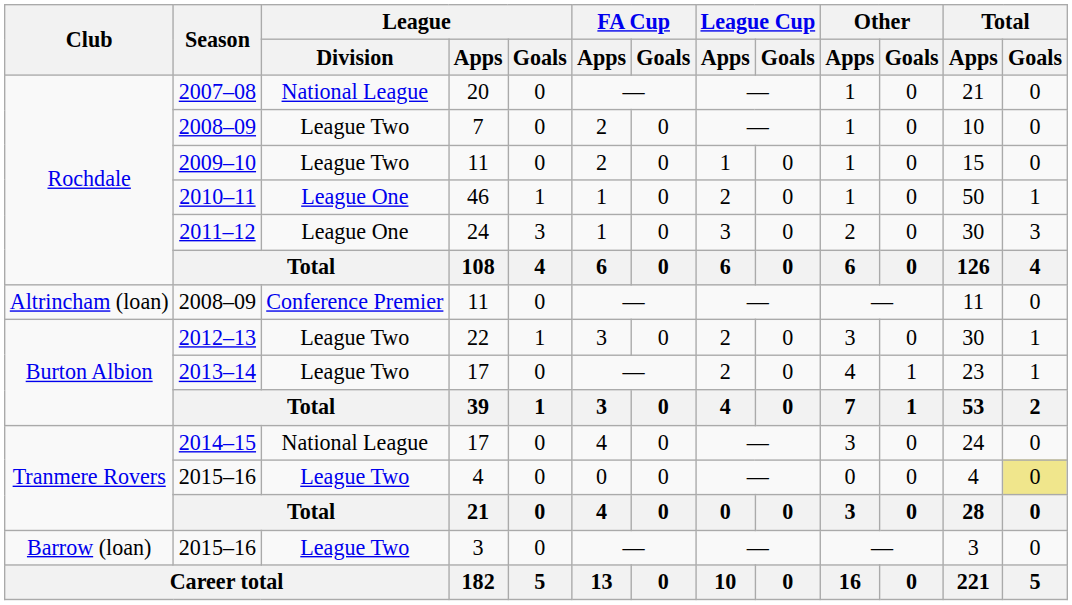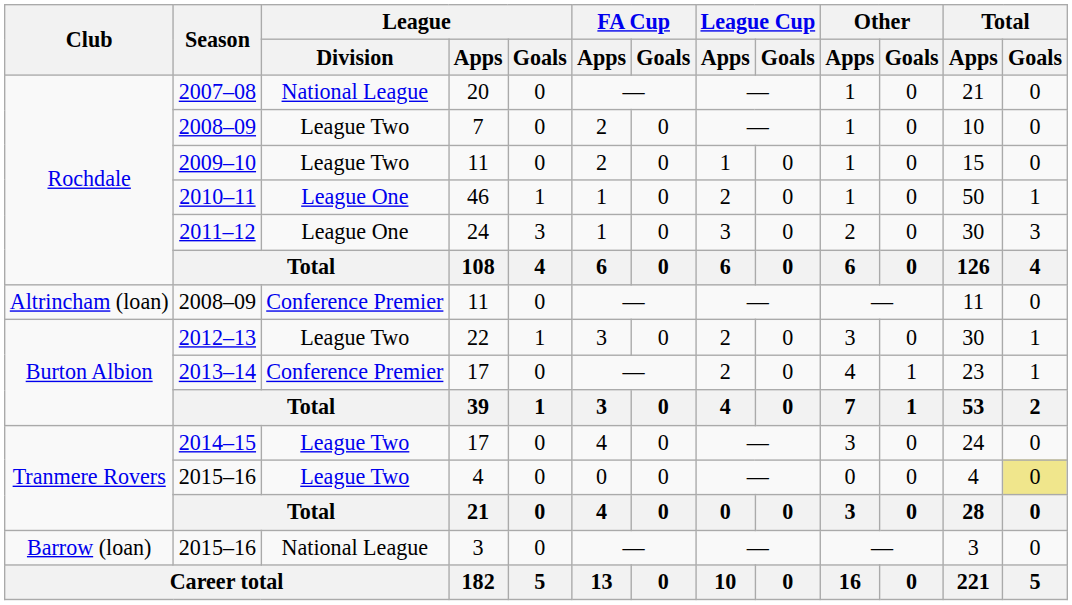(355, 372) League Two -> (355, 372) Conference Premier
(355, 442) National League -> (355, 442) League Two
(355, 547) League Two -> (355, 547) National League
